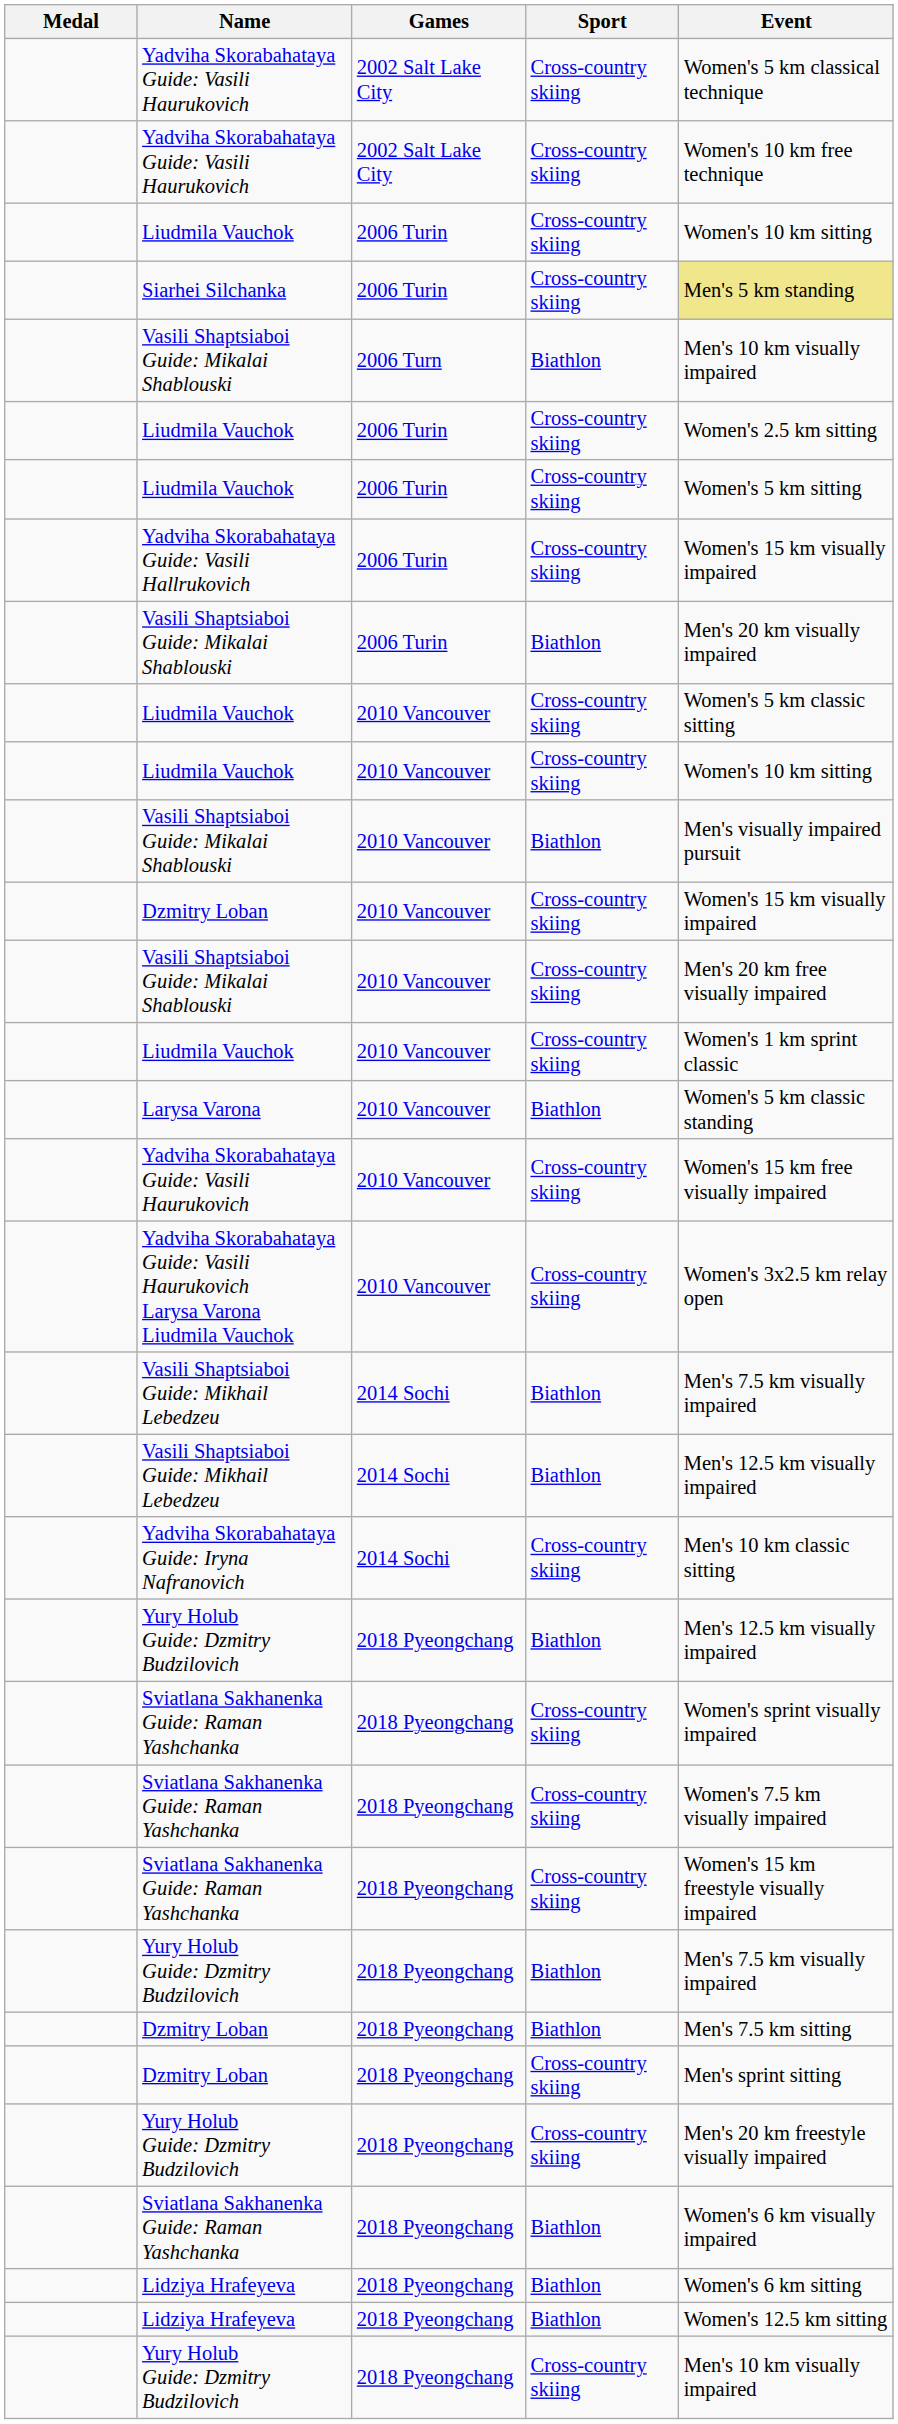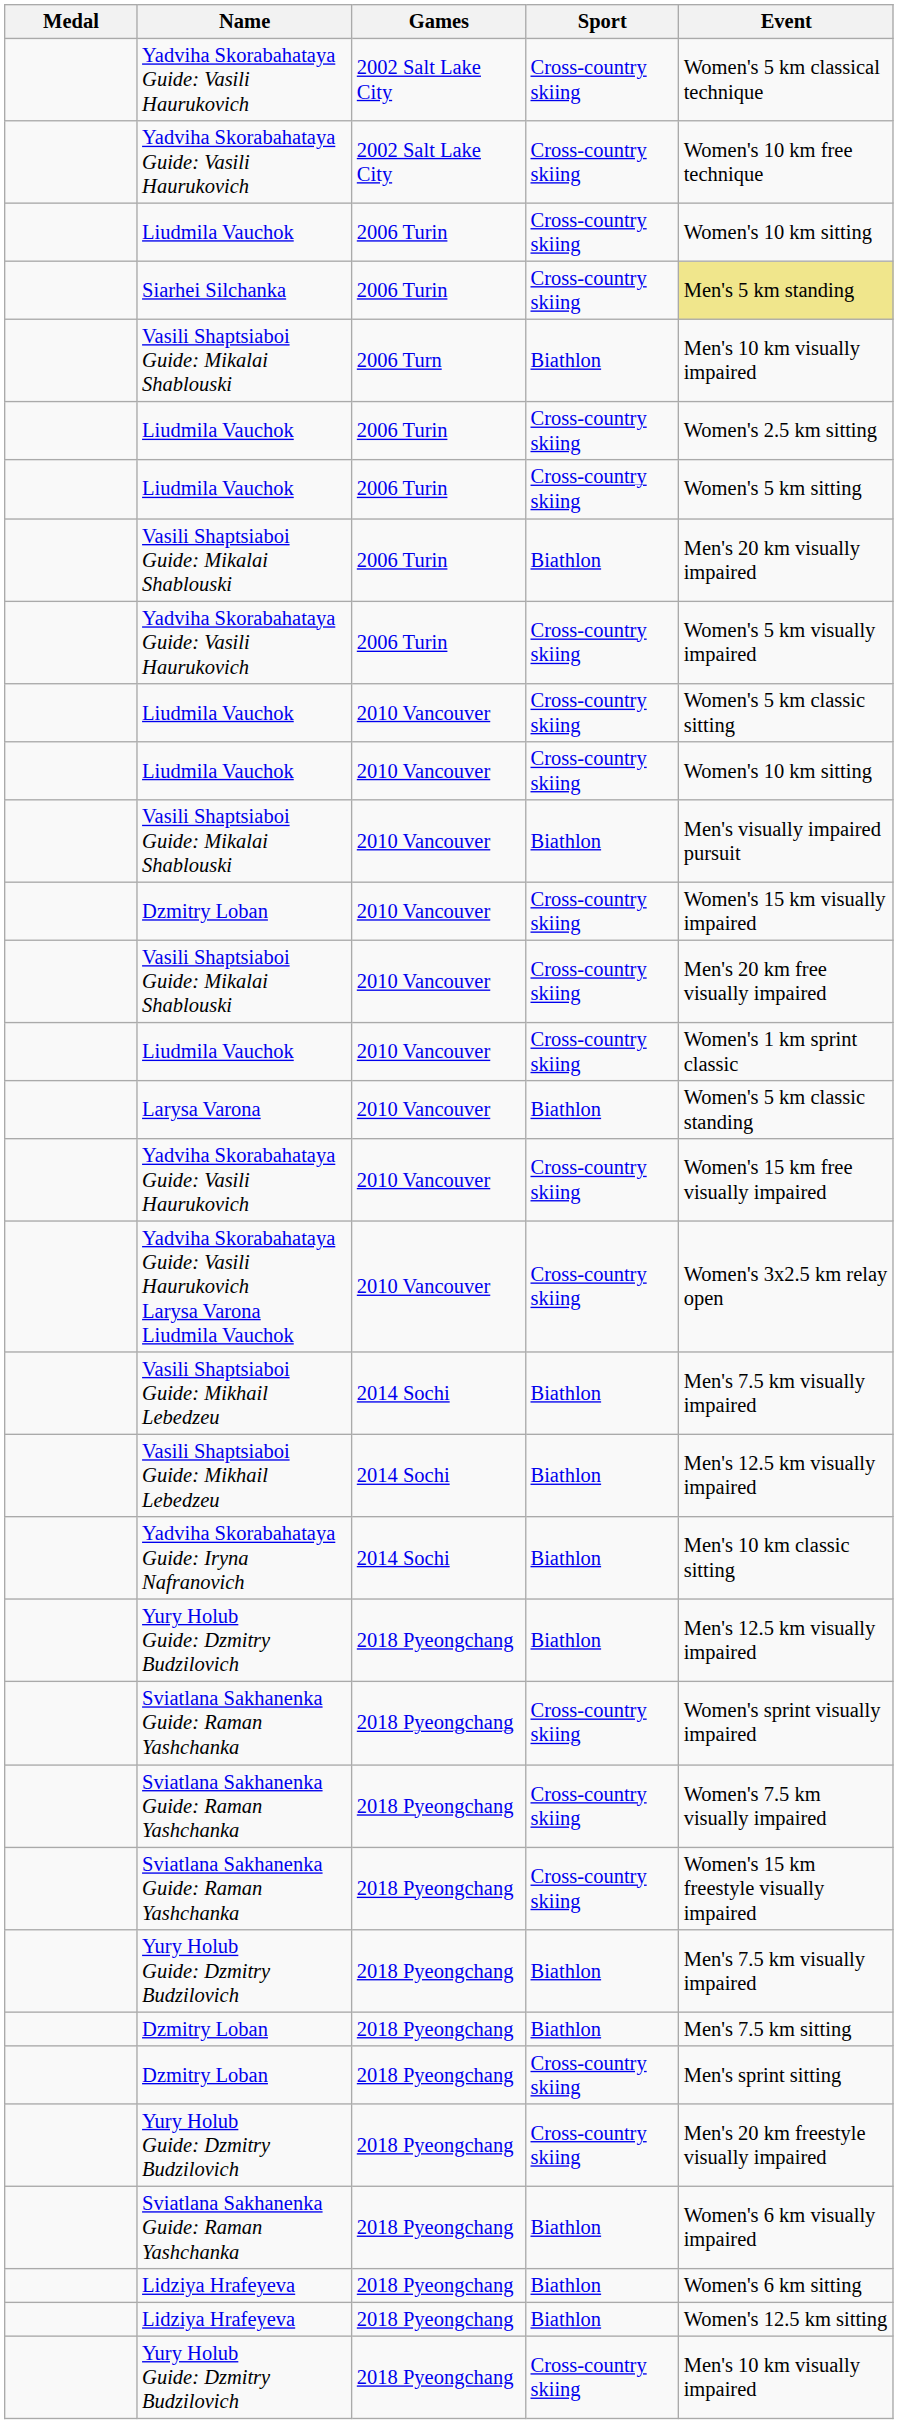- row: (239, 559)
+ row: (239, 642)
(589, 1558) Cross-country skiing -> (566, 1558) Biathlon
